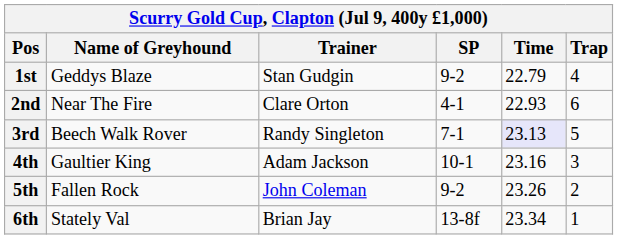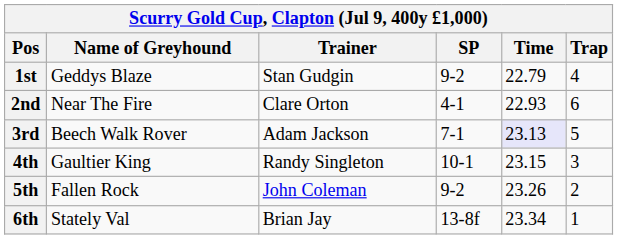(323, 133) Randy Singleton -> (316, 133) Adam Jackson
(316, 162) Adam Jackson -> (323, 162) Randy Singleton
(526, 162) 23.16 -> (526, 162) 23.15
